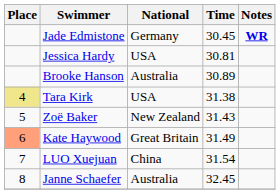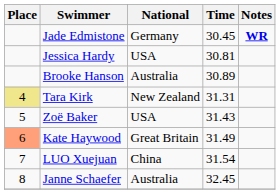(144, 96) USA -> (165, 96) New Zealand
(221, 96) 31.38 -> (221, 96) 31.31
(165, 117) New Zealand -> (144, 117) USA
